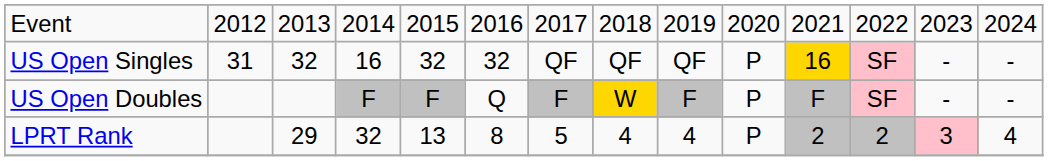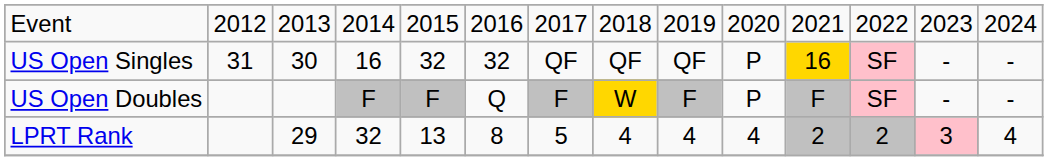(304, 61) 32 -> (304, 61) 30
(754, 136) P -> (754, 136) 4
